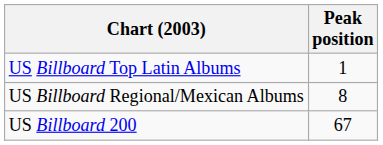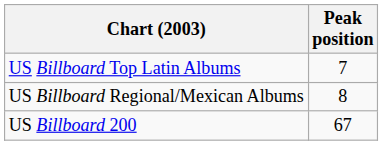(343, 67) 1 -> (343, 67) 7
